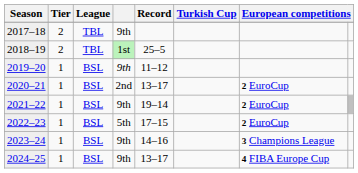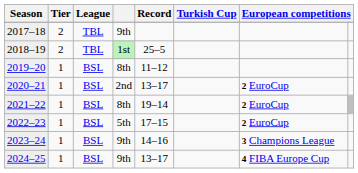(124, 67) 9th -> (124, 67) 8th
(124, 104) 9th -> (124, 104) 8th
